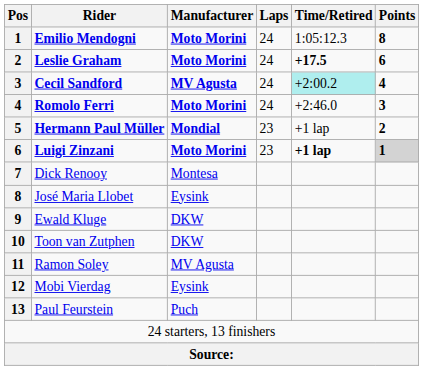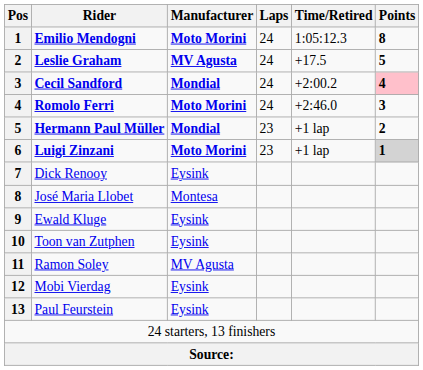(208, 61) Moto Morini -> (204, 61) MV Agusta
(311, 61) bold -> (311, 61) normal
(382, 61) 6 -> (382, 61) 5
(204, 83) MV Agusta -> (195, 83) Mondial
(316, 83) paleturquoise background -> (316, 83) no background
(382, 83) no background -> (382, 83) pink background
(313, 151) bold -> (312, 151) normal
(194, 173) Montesa -> (190, 173) Eysink
(190, 196) Eysink -> (194, 196) Montesa
(187, 218) DKW -> (190, 218) Eysink
(187, 241) DKW -> (190, 241) Eysink
(184, 309) Puch -> (190, 309) Eysink
